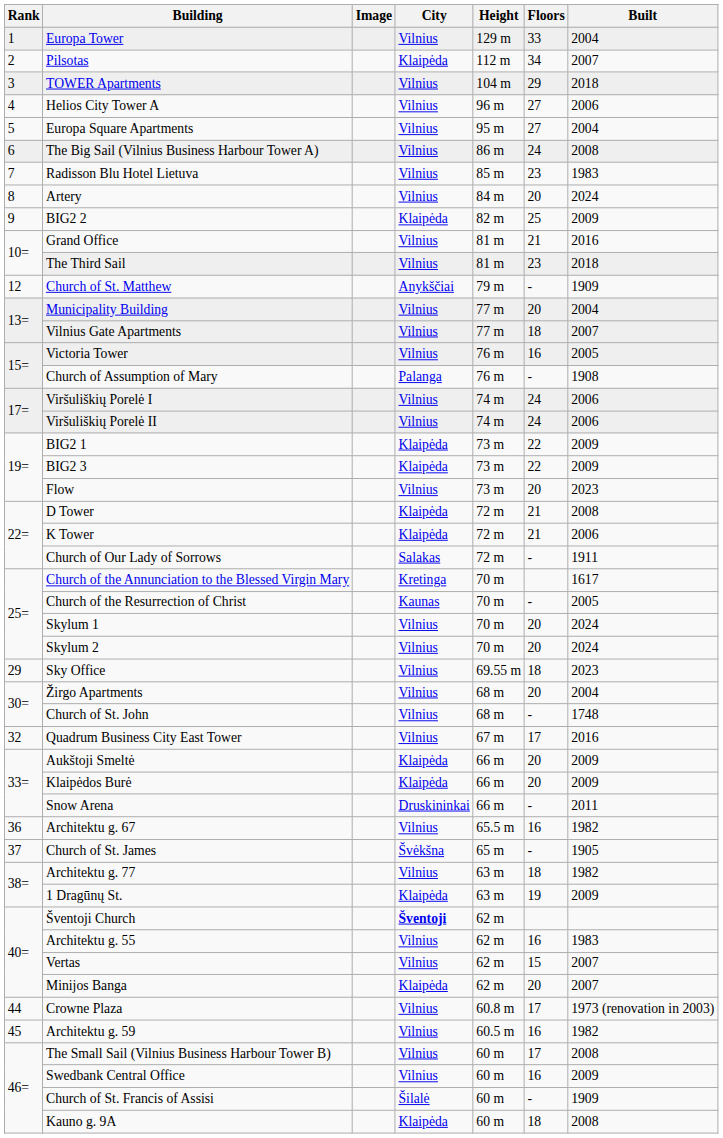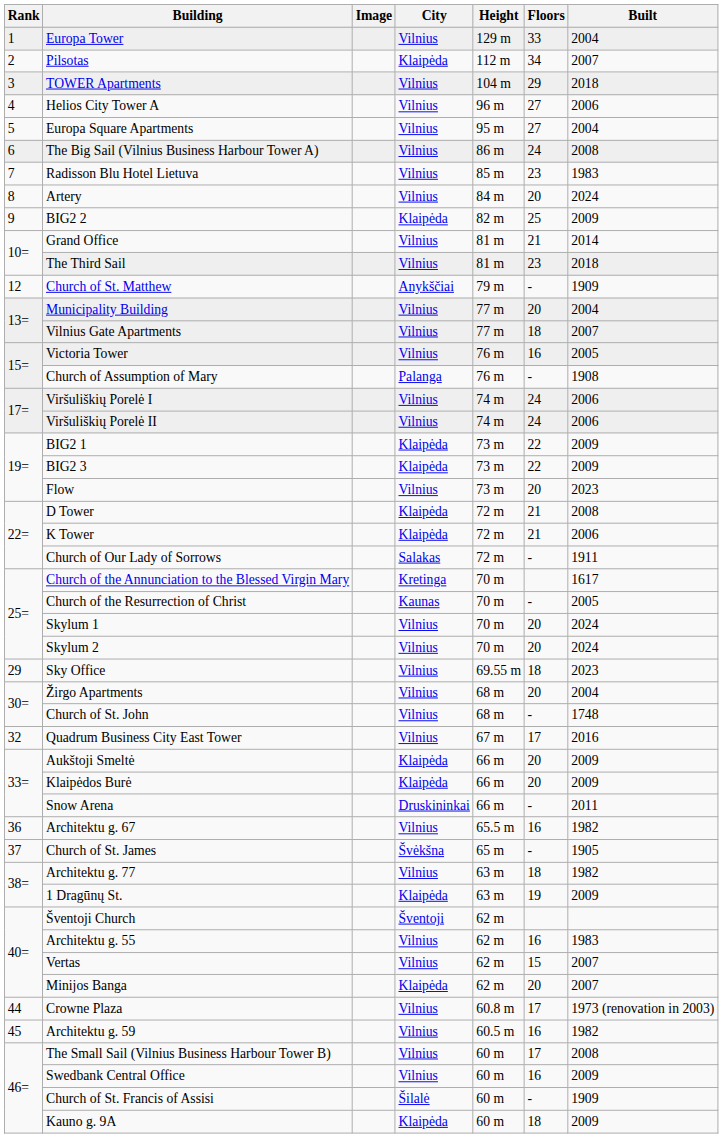(585, 241) 2016 -> (585, 241) 2014
(422, 918) bold -> (421, 918) normal
(585, 1121) 2008 -> (585, 1121) 2009
